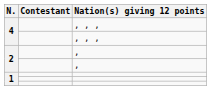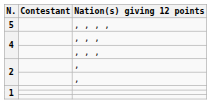+ row: (11, 25)
